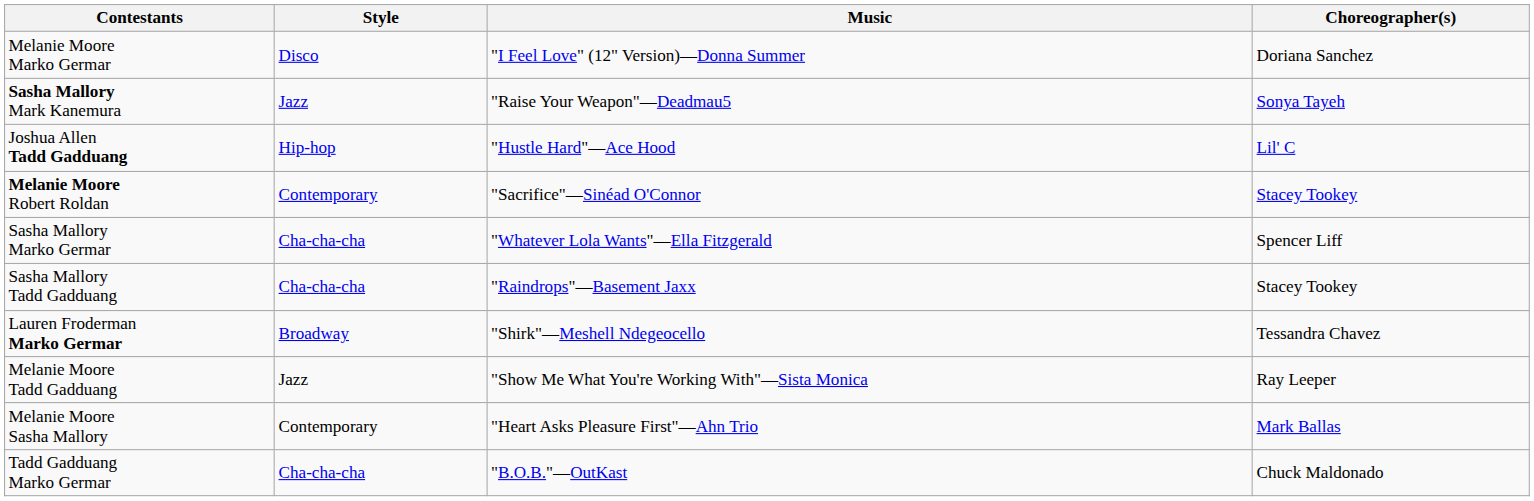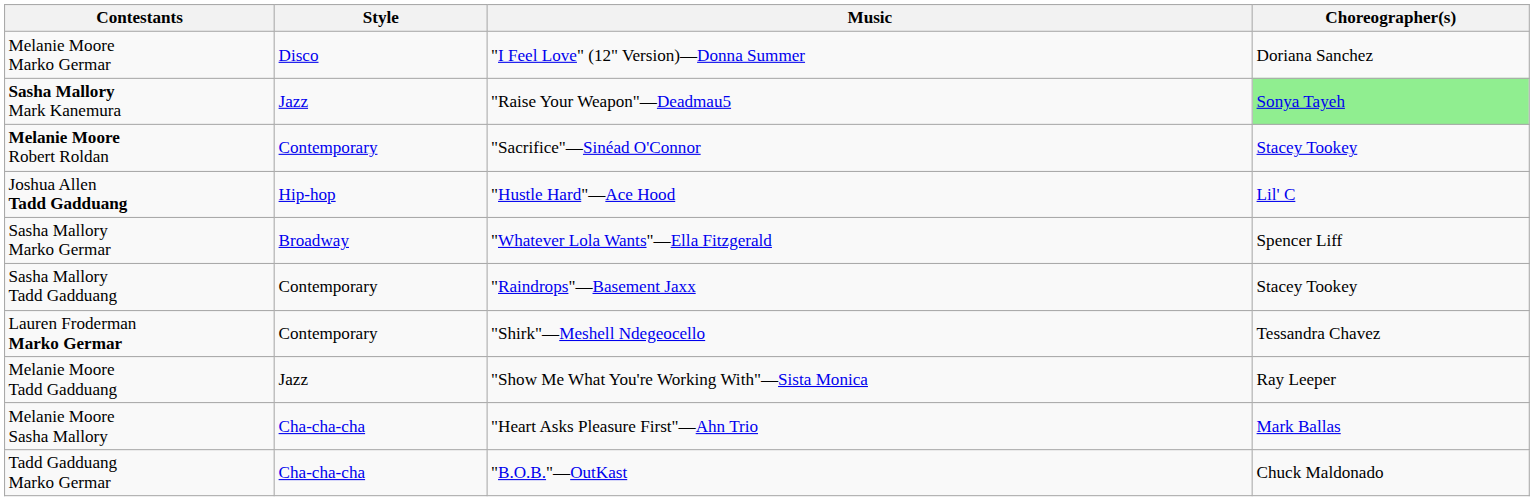(1301, 101) no background -> (1301, 101) lightgreen background
rows swapped: (68, 147) <-> (64, 194)
(322, 240) Cha-cha-cha -> (314, 240) Broadway
(322, 286) Cha-cha-cha -> (328, 286) Contemporary
(314, 333) Broadway -> (328, 333) Contemporary
(328, 426) Contemporary -> (322, 426) Cha-cha-cha
